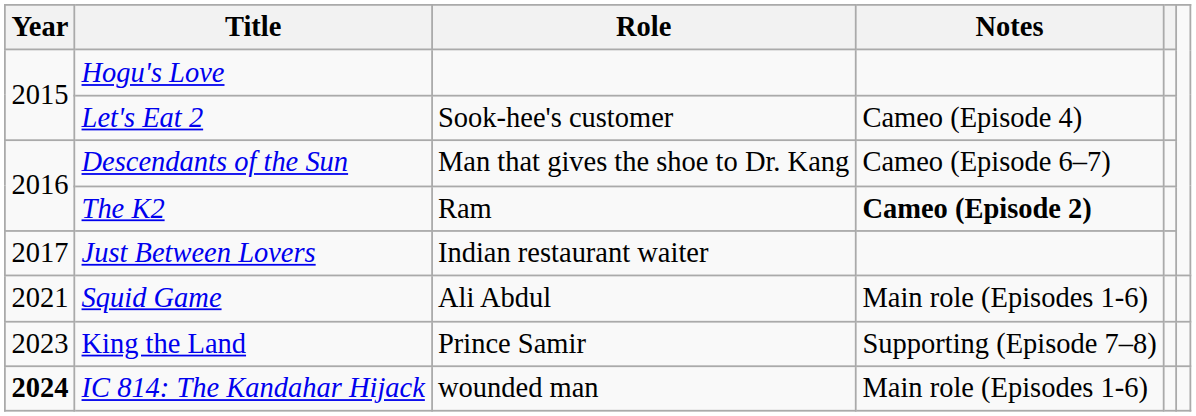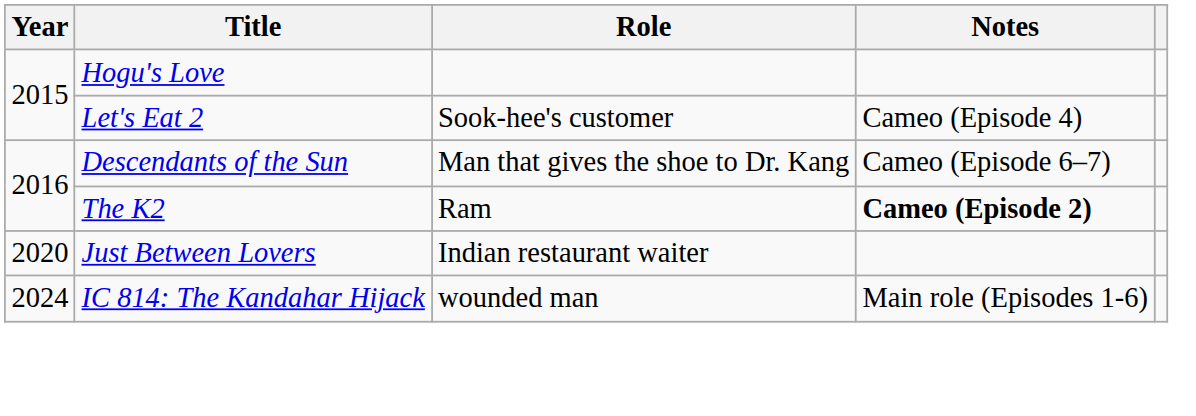(40, 252) 2017 -> (40, 252) 2020
- row: (152, 298)
- row: (164, 343)
(40, 388) bold -> (40, 298) normal
